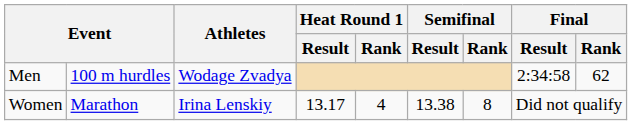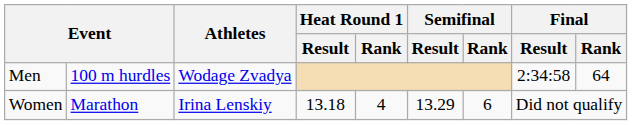(601, 76) 62 -> (601, 76) 64
(325, 105) 13.17 -> (325, 105) 13.18
(435, 105) 13.38 -> (435, 105) 13.29
(487, 105) 8 -> (487, 105) 6
